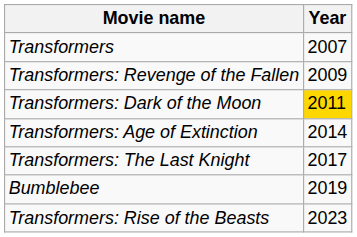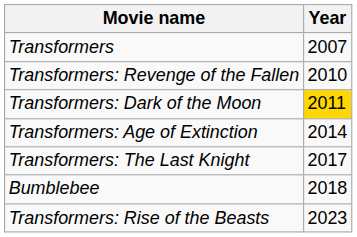(327, 75) 2009 -> (327, 75) 2010
(327, 189) 2019 -> (327, 189) 2018
